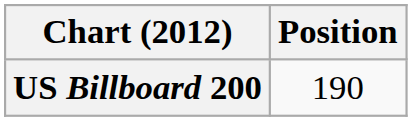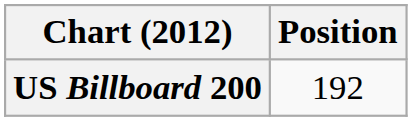(338, 87) 190 -> (338, 87) 192
